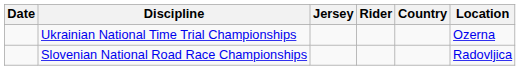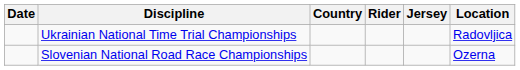columns swapped: (333, 14) <-> (423, 14)
(474, 34) Ozerna -> (483, 34) Radovljica
(483, 55) Radovljica -> (474, 55) Ozerna
